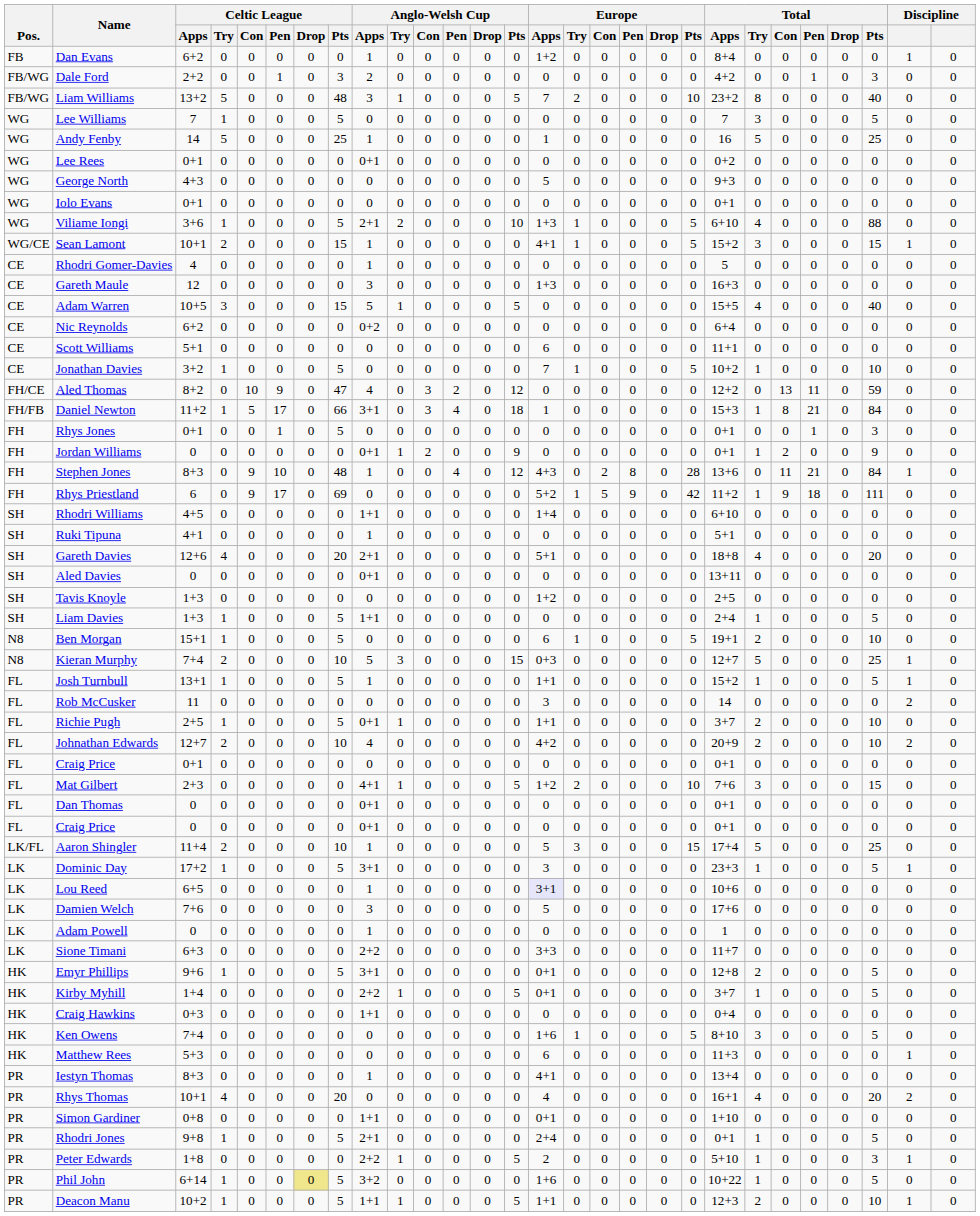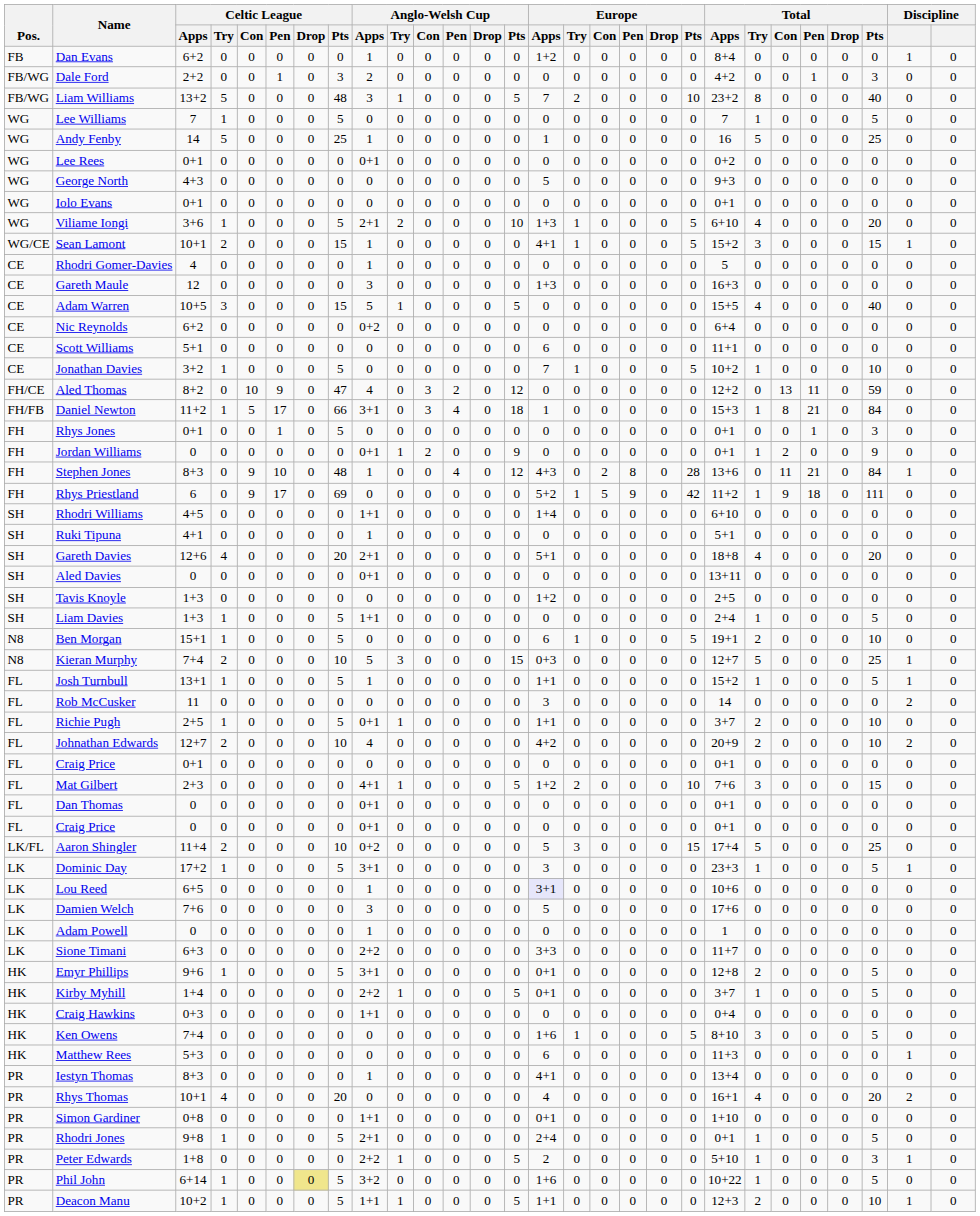(758, 118) 3 -> (758, 118) 1
(875, 222) 88 -> (875, 222) 20
(370, 847) 1 -> (370, 847) 0+2
